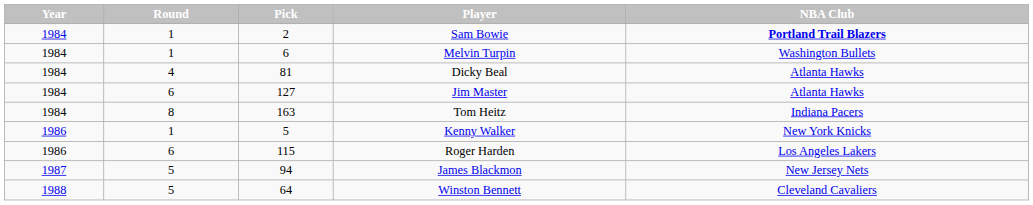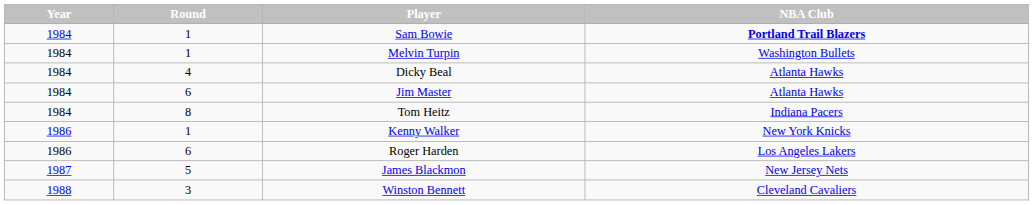- column: (286, 14)
(171, 190) 5 -> (188, 190) 3
